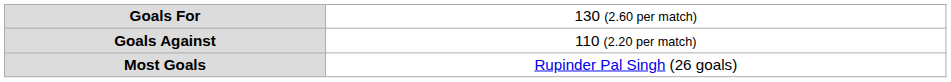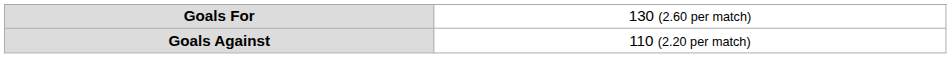- row: (165, 64)
